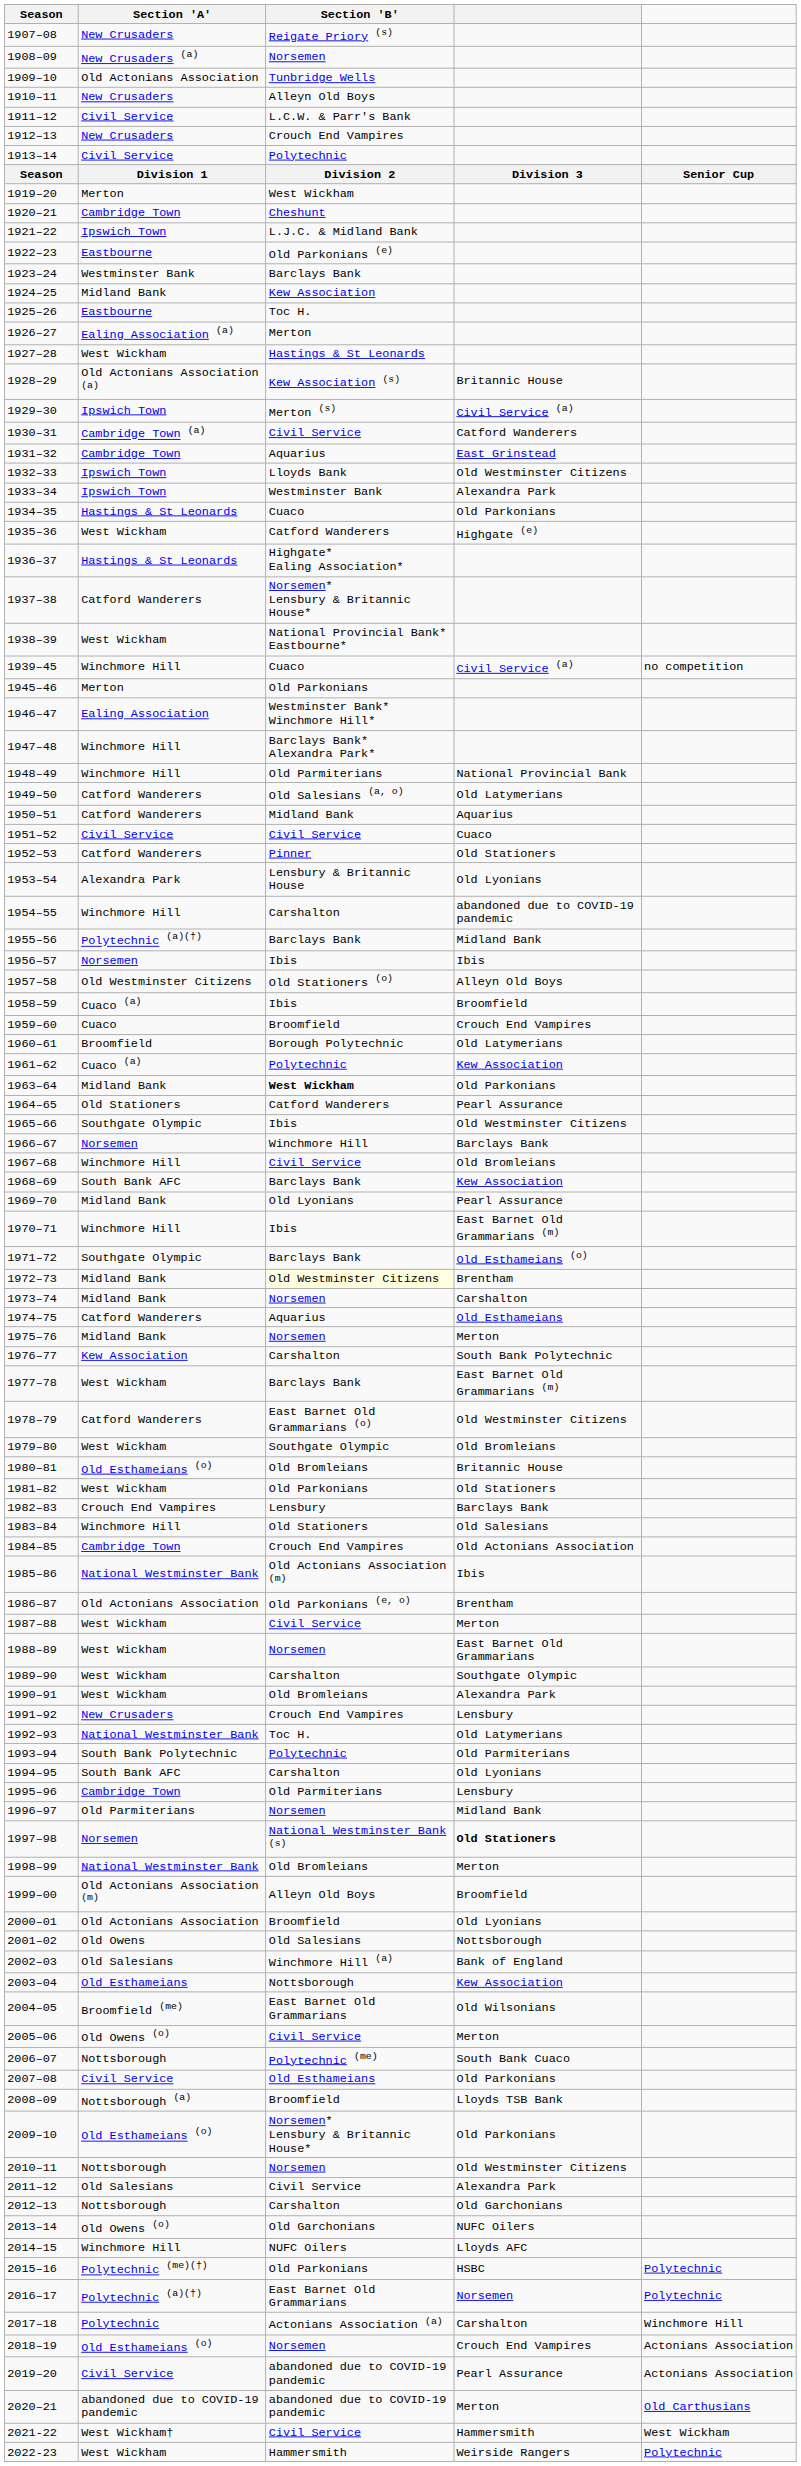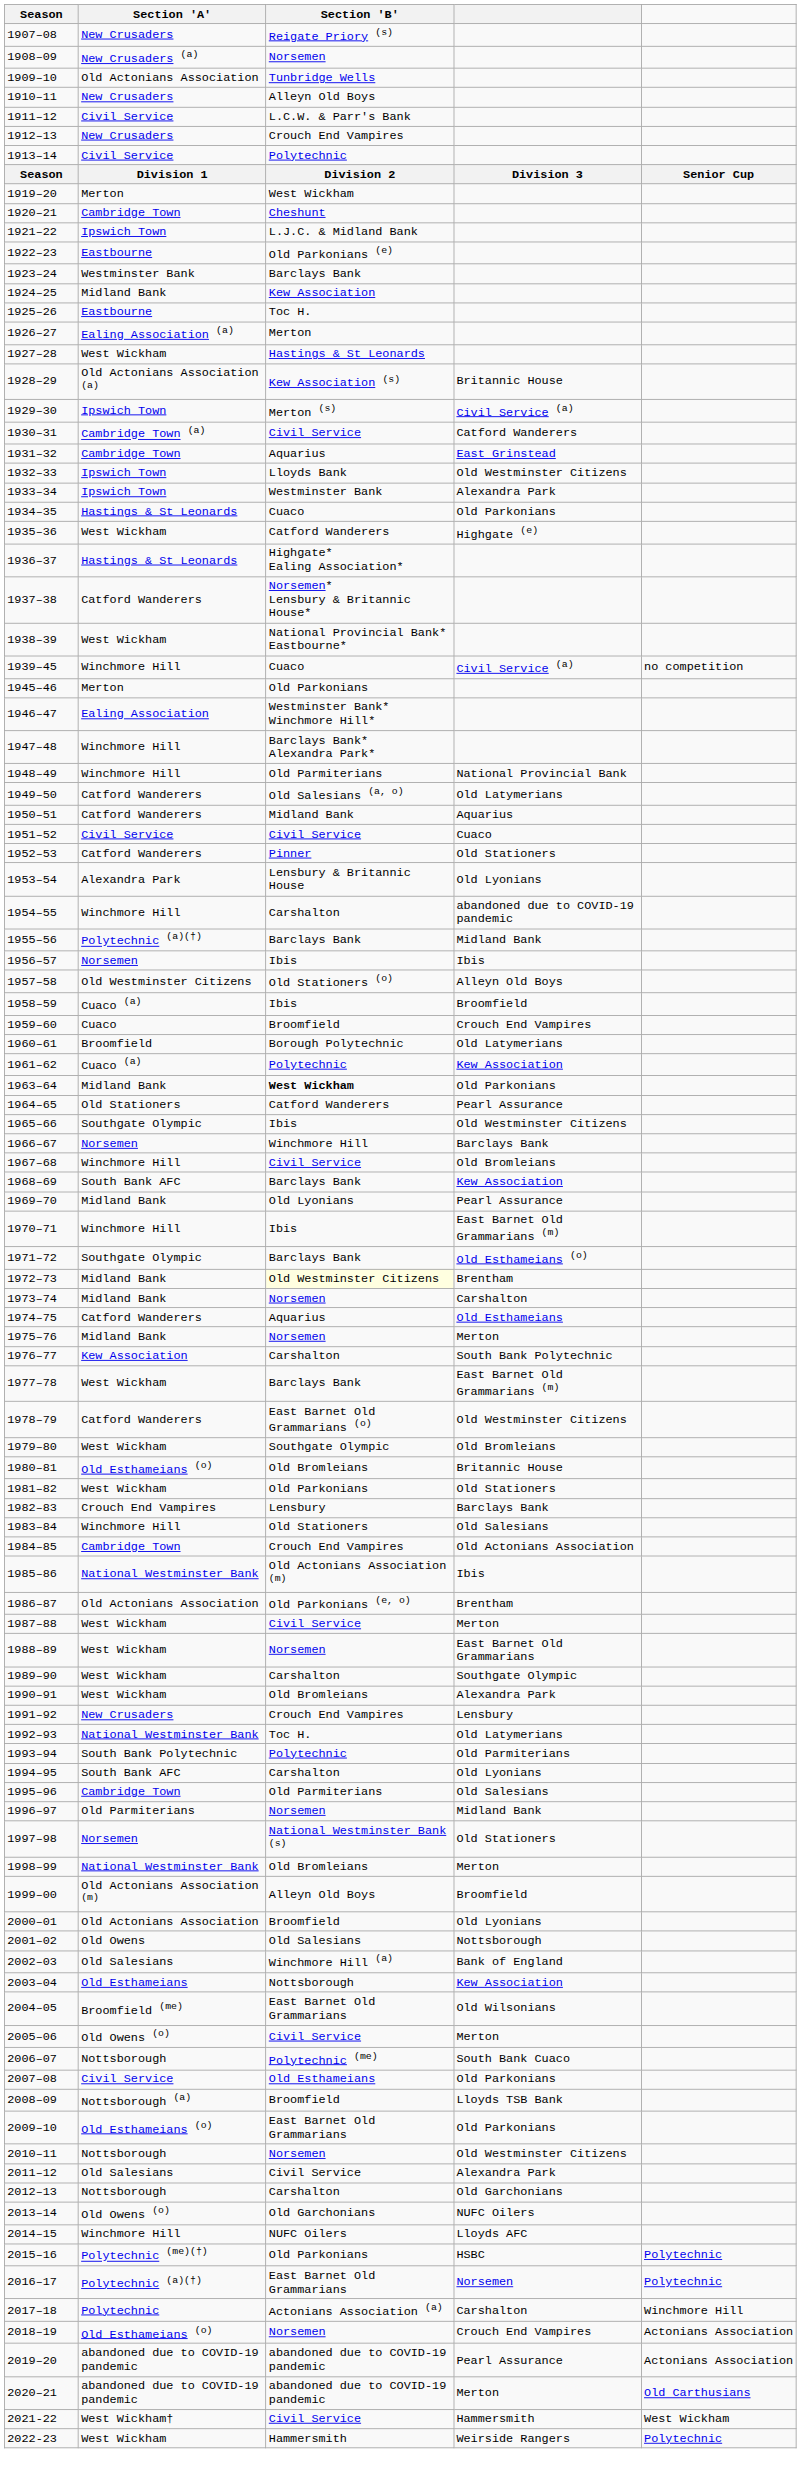(485, 1792) Lensbury -> (503, 1792) Old Salesians
(506, 1839) bold -> (506, 1839) normal
(340, 2135) Norsemen* Lensbury & Britannic House* -> (322, 2128) East Barnet Old Grammarians
(127, 2374) Civil Service -> (170, 2360) abandoned due to COVID-19 pandemic
